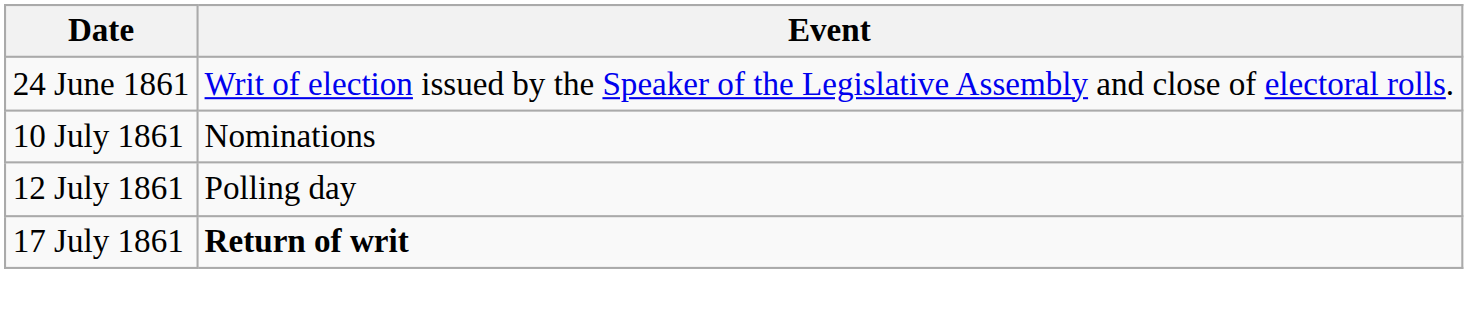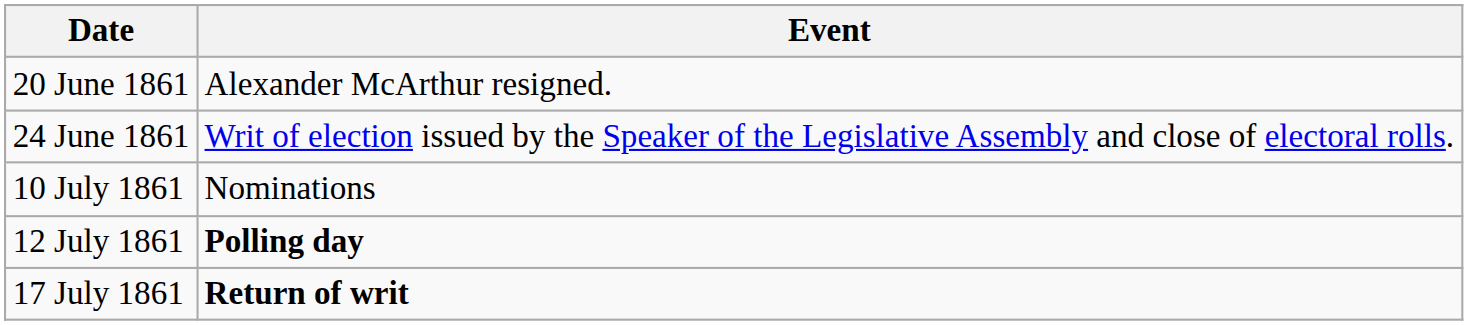+ row: (101, 83)
(280, 188) normal -> (284, 240) bold
